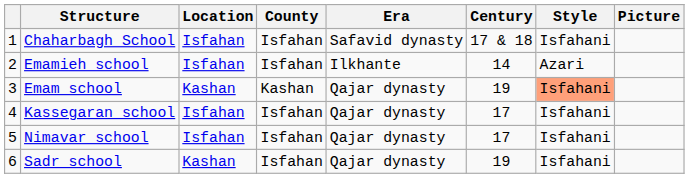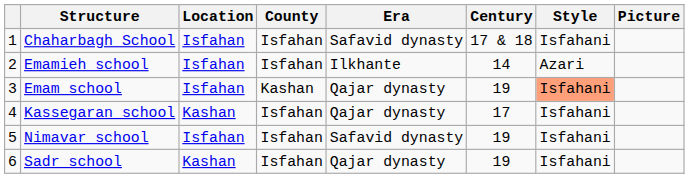(209, 89) Kashan -> (213, 89) Isfahan
(213, 113) Isfahan -> (209, 113) Kashan
(388, 137) Qajar dynasty -> (397, 137) Safavid dynasty
(501, 137) 17 -> (501, 137) 19
